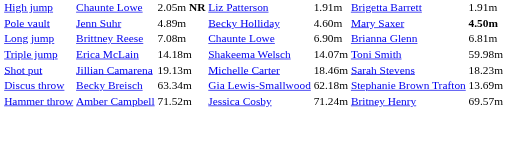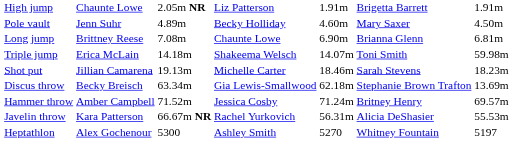(483, 23) bold -> (489, 23) normal
+ row: (35, 117)
+ row: (29, 132)
